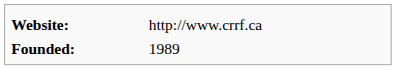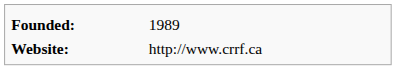rows swapped: (43, 48) <-> (40, 24)
